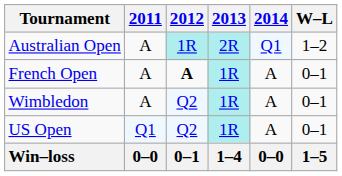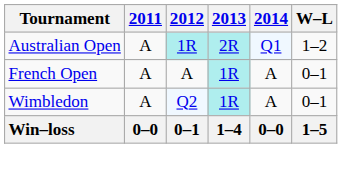(187, 73) bold -> (187, 73) normal
- row: (40, 128)
